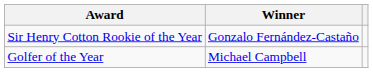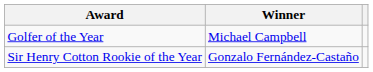rows swapped: (55, 57) <-> (105, 36)
